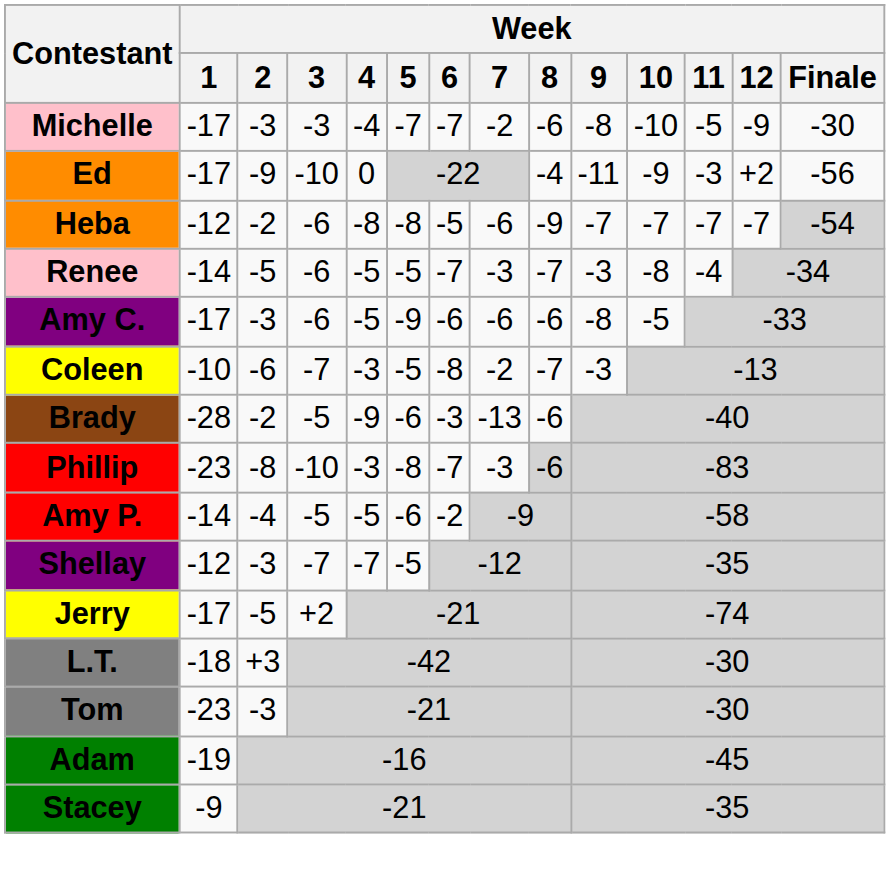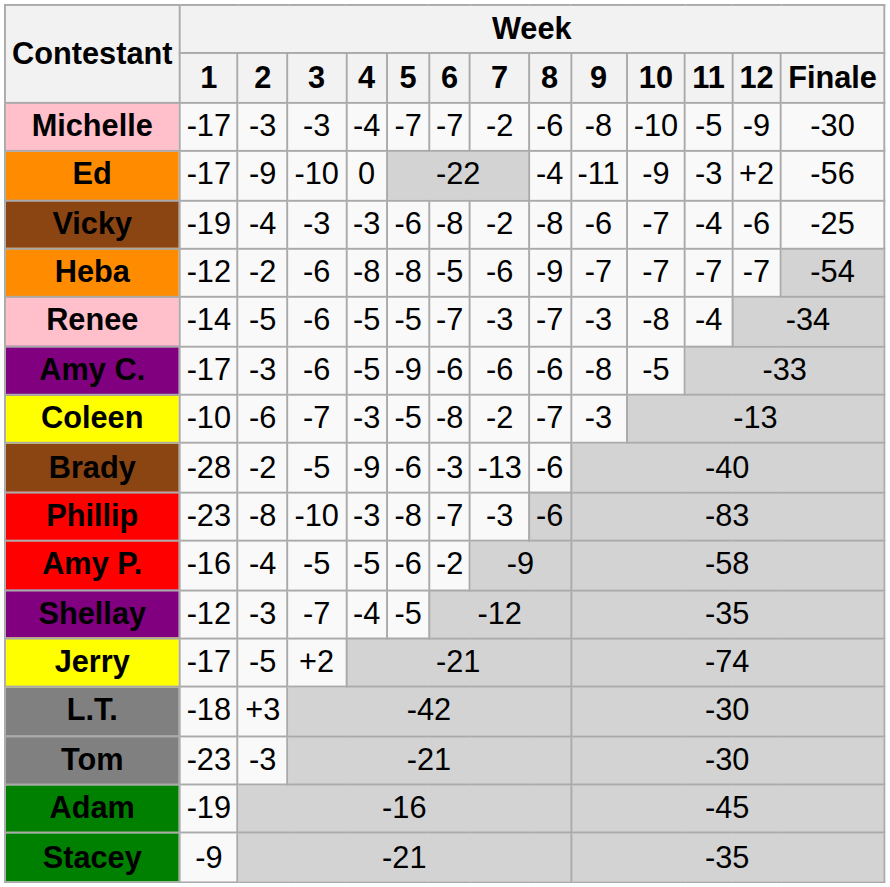+ row: (92, 223)
(209, 516) -14 -> (209, 564) -16
(367, 564) -7 -> (367, 613) -4
